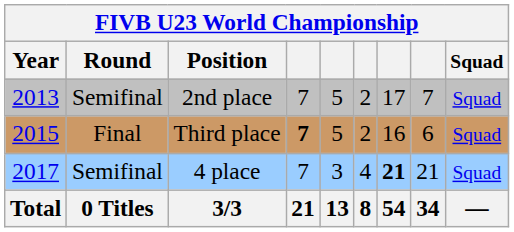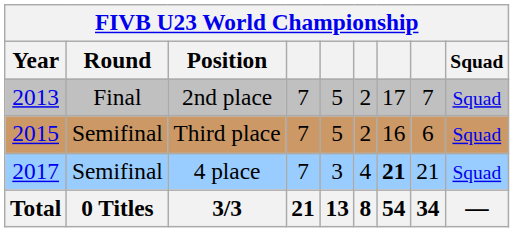(117, 97) Semifinal -> (117, 97) Final
(117, 134) Final -> (117, 134) Semifinal
(303, 134) bold -> (303, 134) normal
